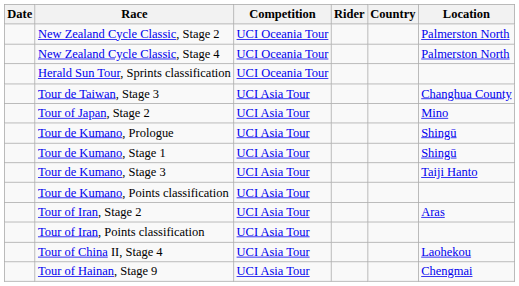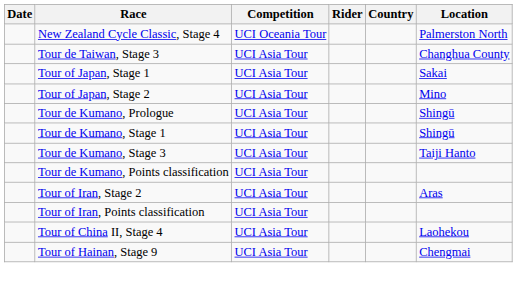- row: (129, 34)
- row: (134, 73)
+ row: (94, 73)
